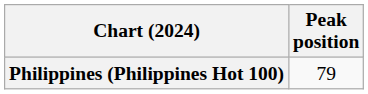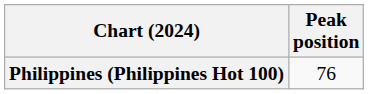(326, 72) 79 -> (326, 72) 76
